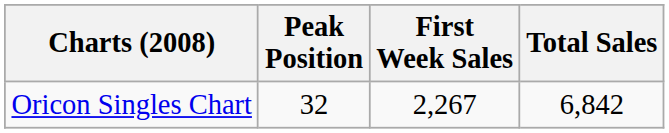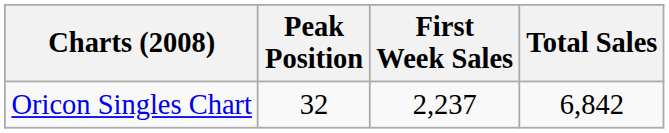(445, 104) 2,267 -> (445, 104) 2,237
